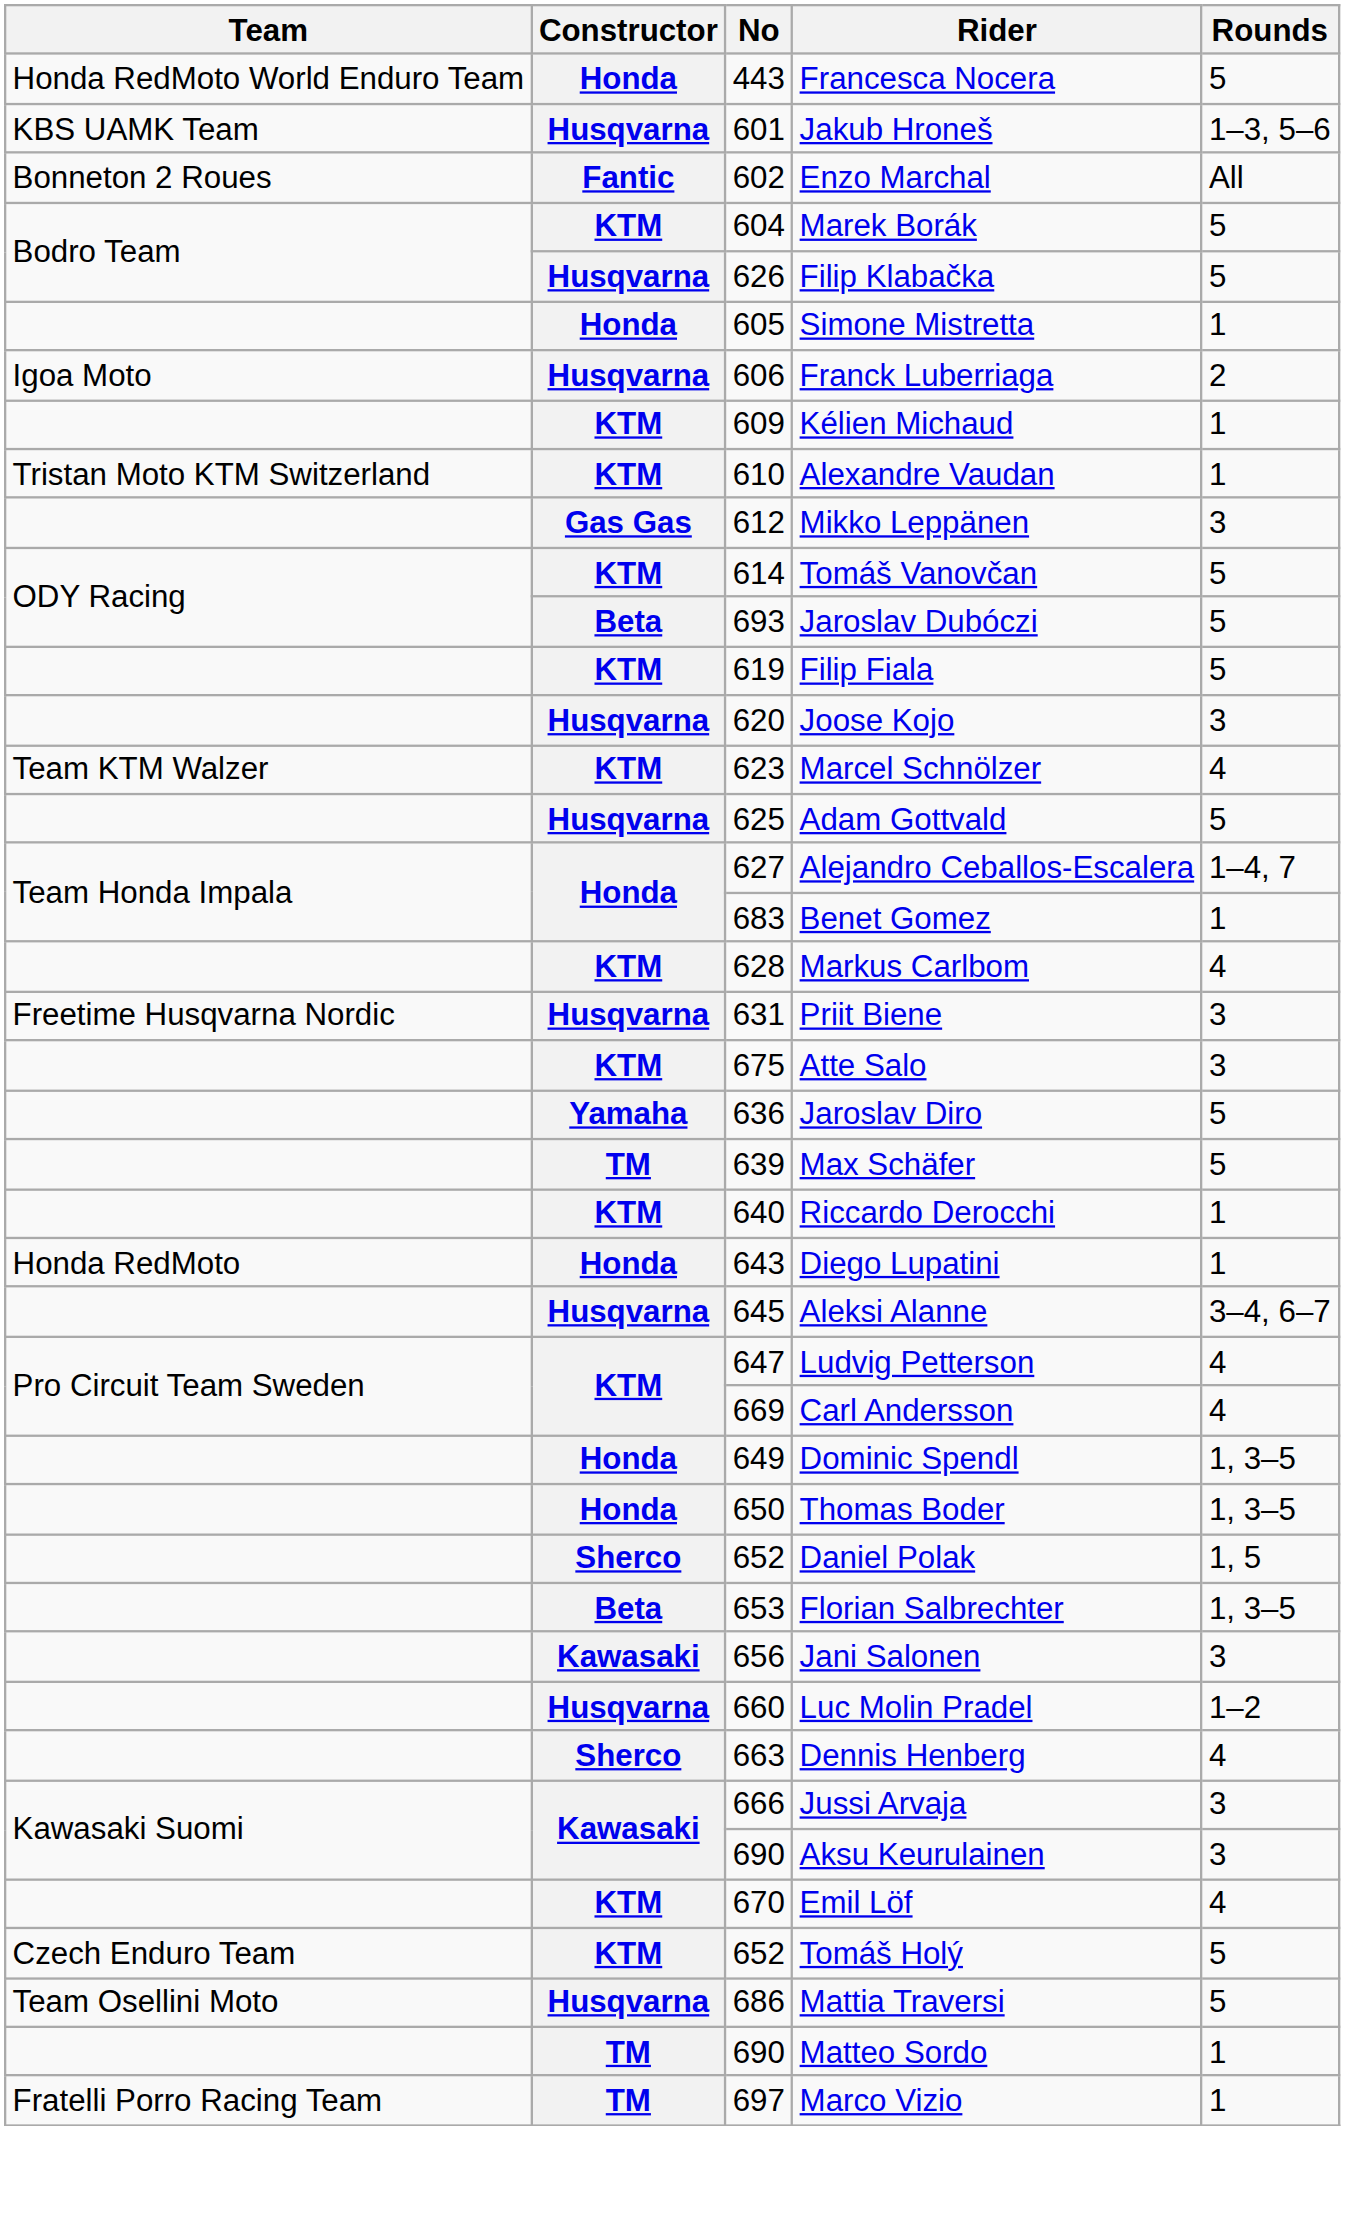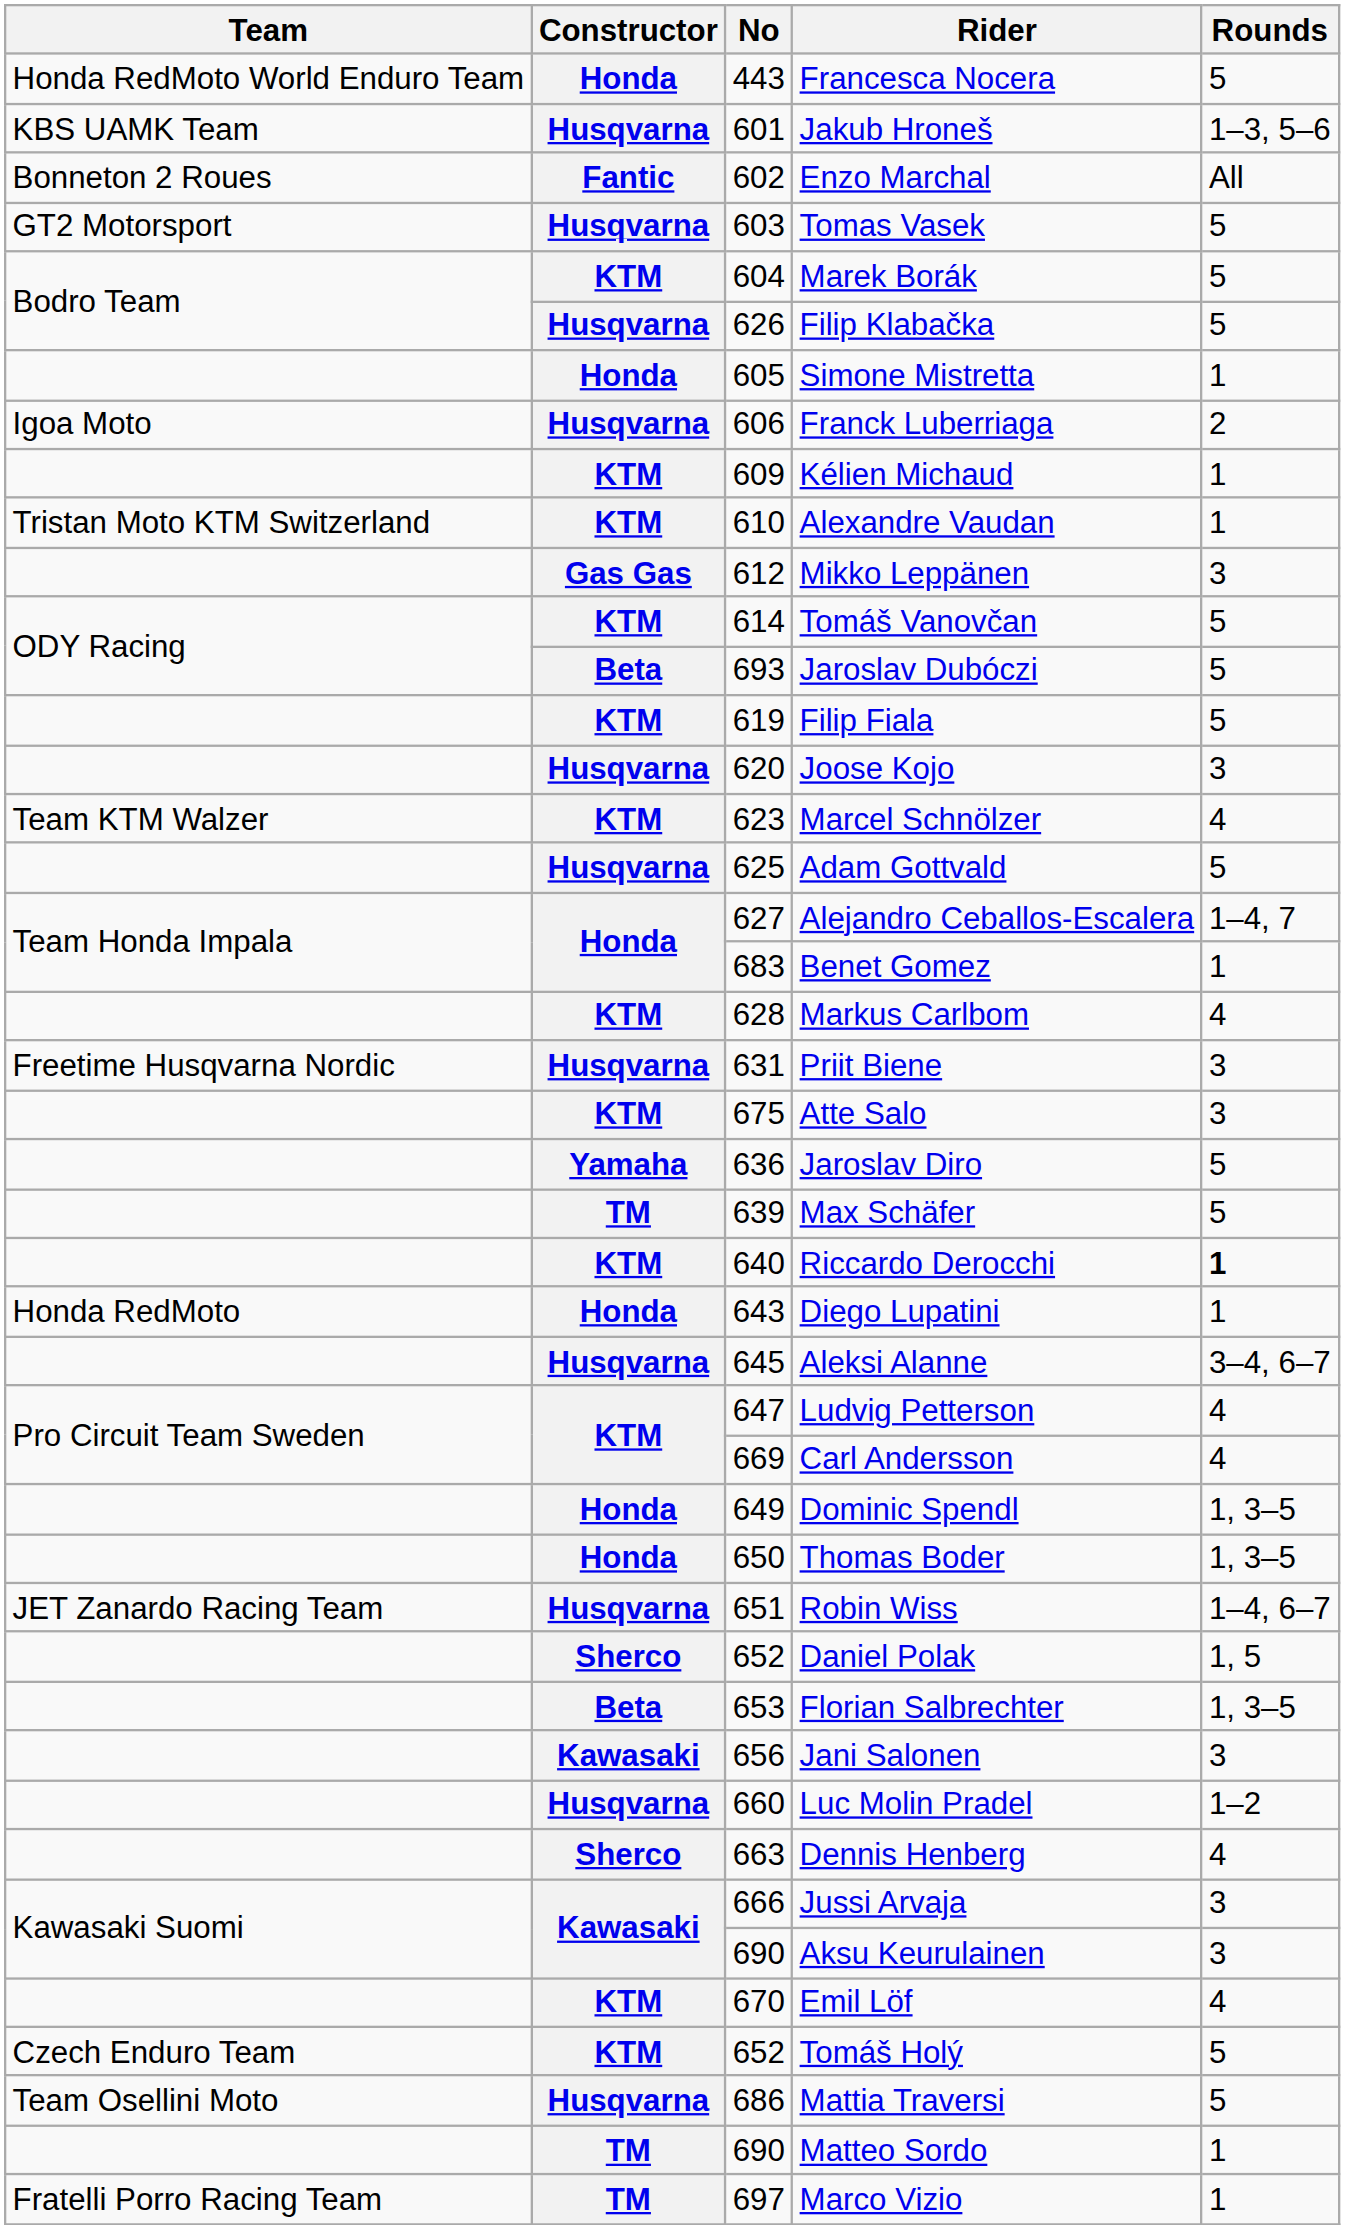+ row: (892, 227)
(1218, 1213) normal -> (1218, 1262) bold
+ row: (879, 1607)
